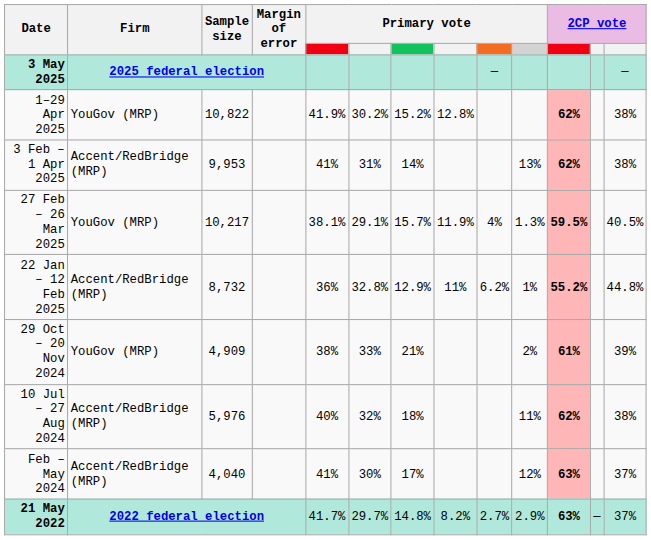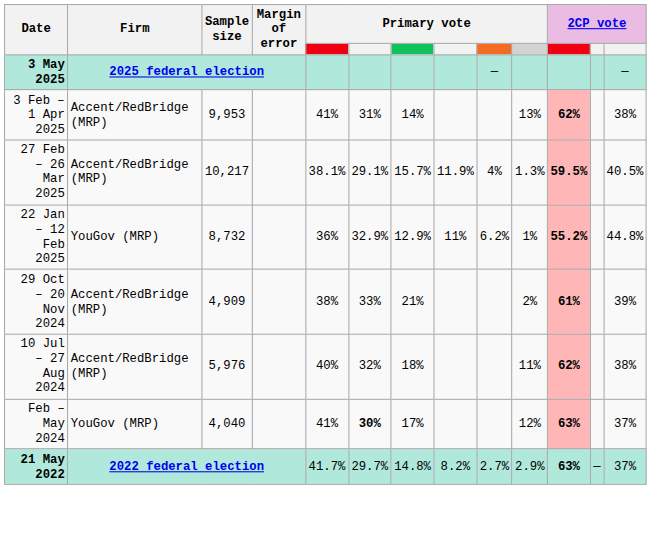- row: (50, 115)
(115, 222) YouGov (MRP) -> (130, 172) Accent/RedBridge (MRP)
(130, 287) Accent/RedBridge (MRP) -> (115, 237) YouGov (MRP)
(370, 287) 32.8% -> (370, 237) 32.9%
(115, 352) YouGov (MRP) -> (130, 301) Accent/RedBridge (MRP)
(130, 474) Accent/RedBridge (MRP) -> (115, 424) YouGov (MRP)
(370, 474) normal -> (370, 424) bold
